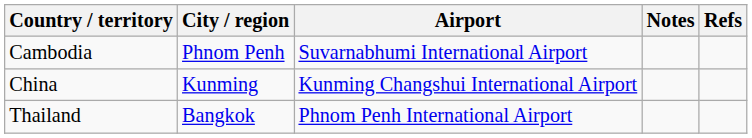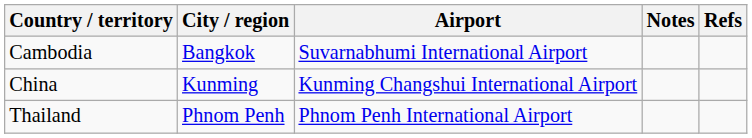(233, 52) Phnom Penh -> (218, 52) Bangkok
(218, 116) Bangkok -> (233, 116) Phnom Penh
